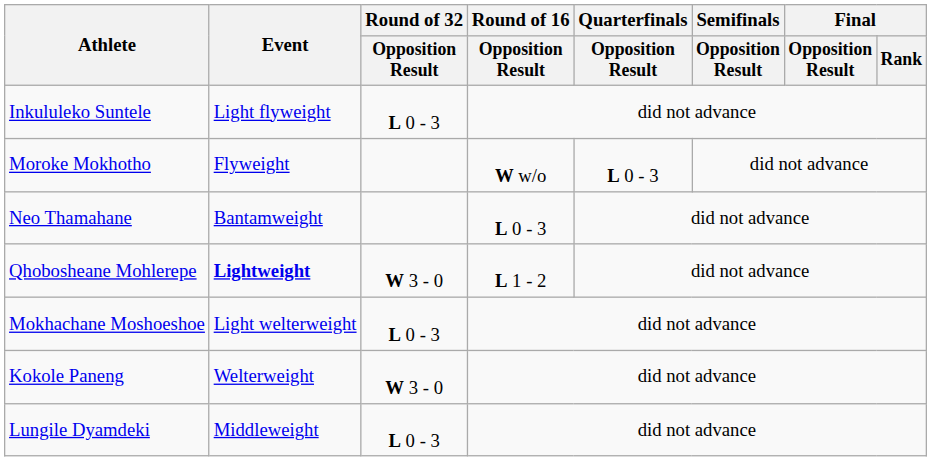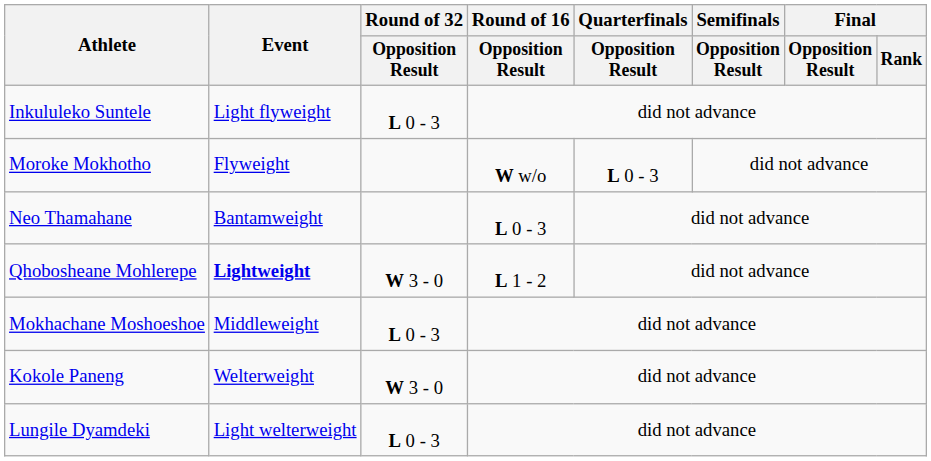(285, 324) Light welterweight -> (266, 324) Middleweight
(266, 430) Middleweight -> (285, 430) Light welterweight
